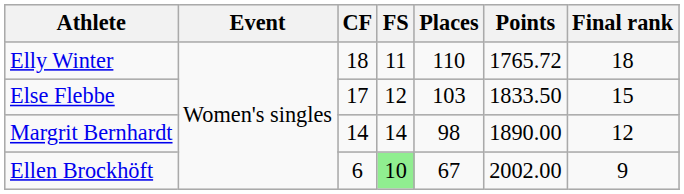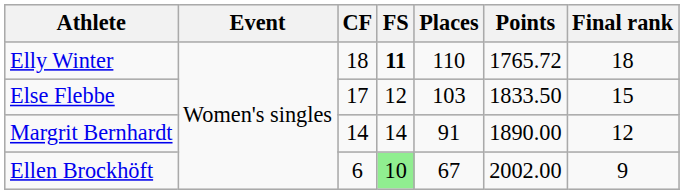(396, 60) normal -> (396, 60) bold
(449, 133) 98 -> (449, 133) 91
